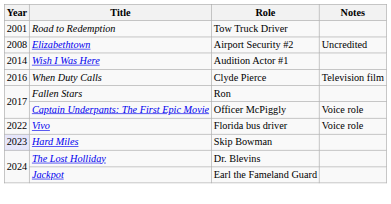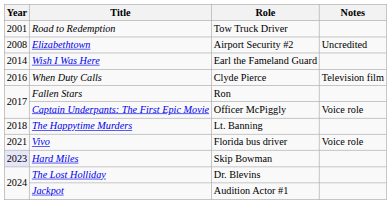(251, 61) Audition Actor #1 -> (265, 61) Earl the Fameland Guard
+ row: (82, 126)
(17, 126) 2022 -> (17, 142) 2021
(265, 175) Earl the Fameland Guard -> (251, 191) Audition Actor #1
